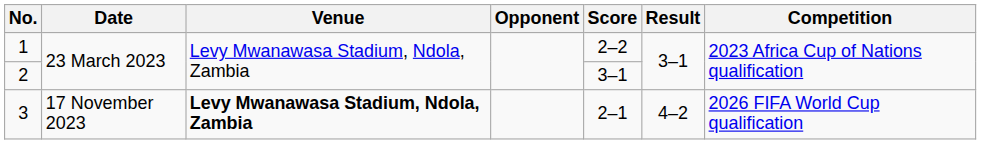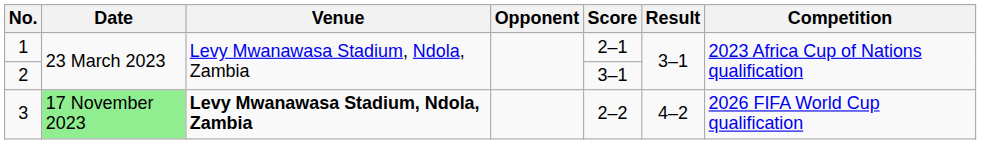(612, 47) 2–2 -> (612, 47) 2–1
(100, 114) no background -> (100, 114) lightgreen background
(612, 114) 2–1 -> (612, 114) 2–2
